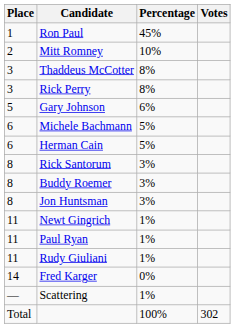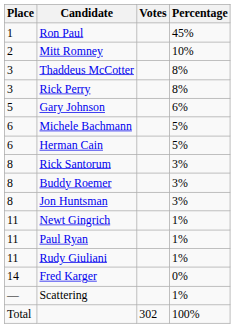columns swapped: (167, 13) <-> (214, 13)
